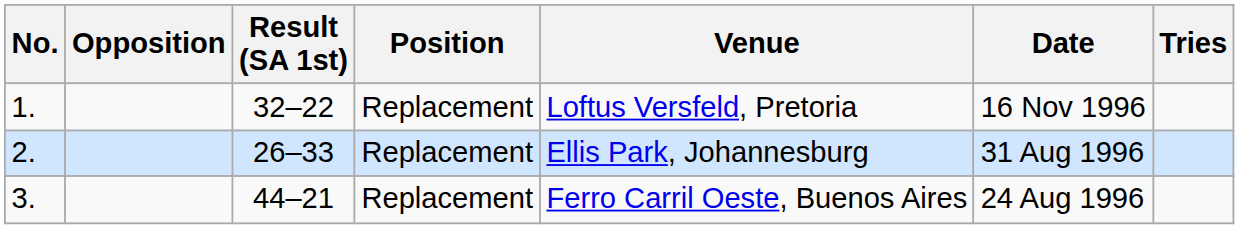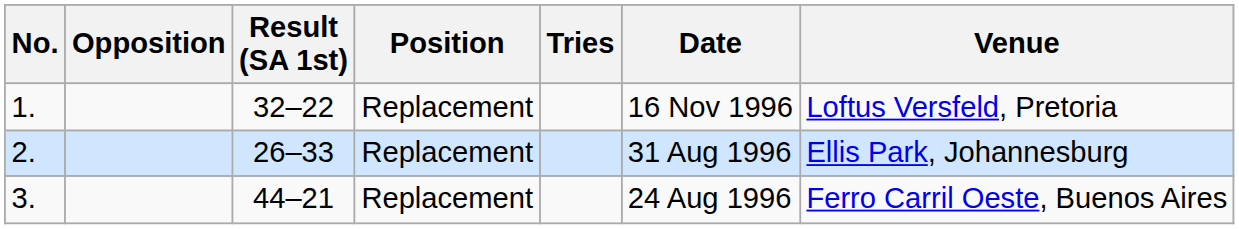columns swapped: (1193, 43) <-> (757, 43)
